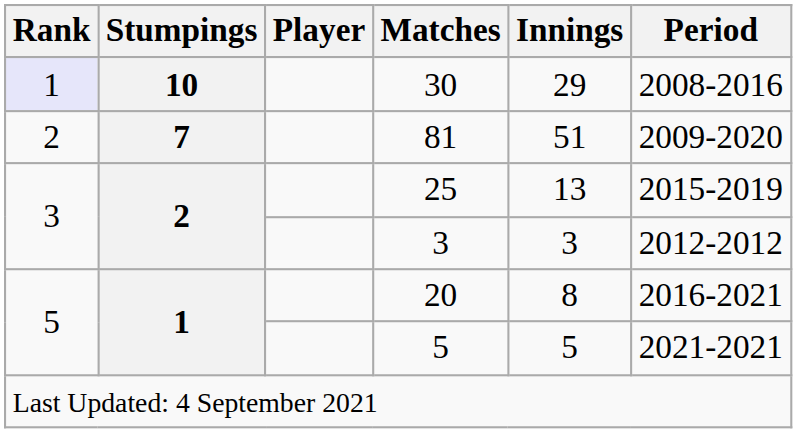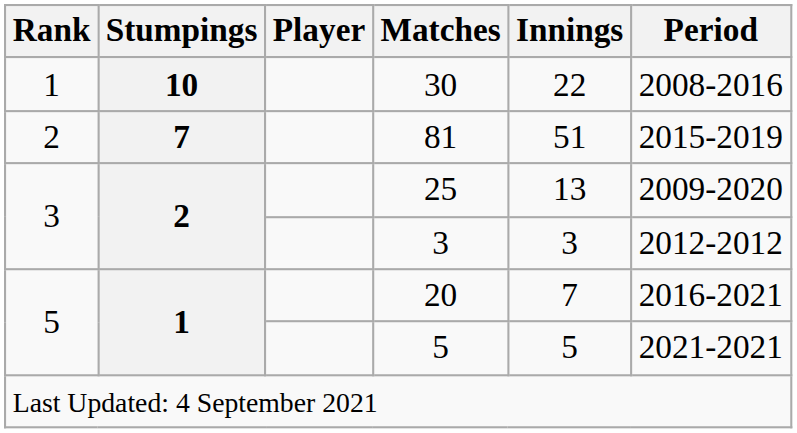(52, 83) lavender background -> (52, 83) no background
(570, 83) 29 -> (570, 83) 22
(711, 136) 2009-2020 -> (711, 136) 2015-2019
(711, 189) 2015-2019 -> (711, 189) 2009-2020
(570, 294) 8 -> (570, 294) 7
